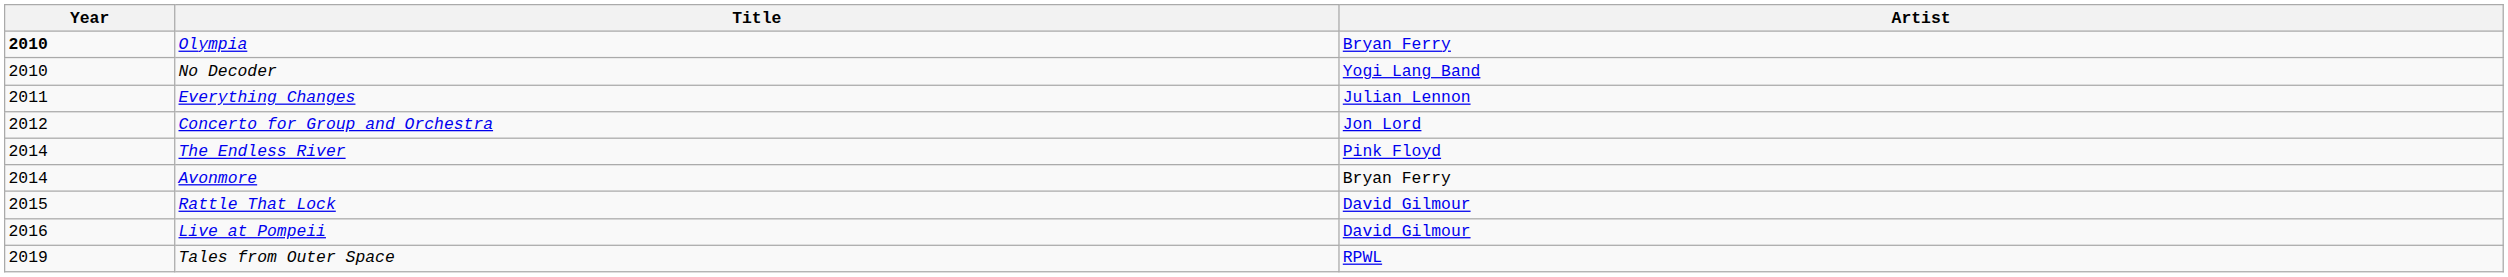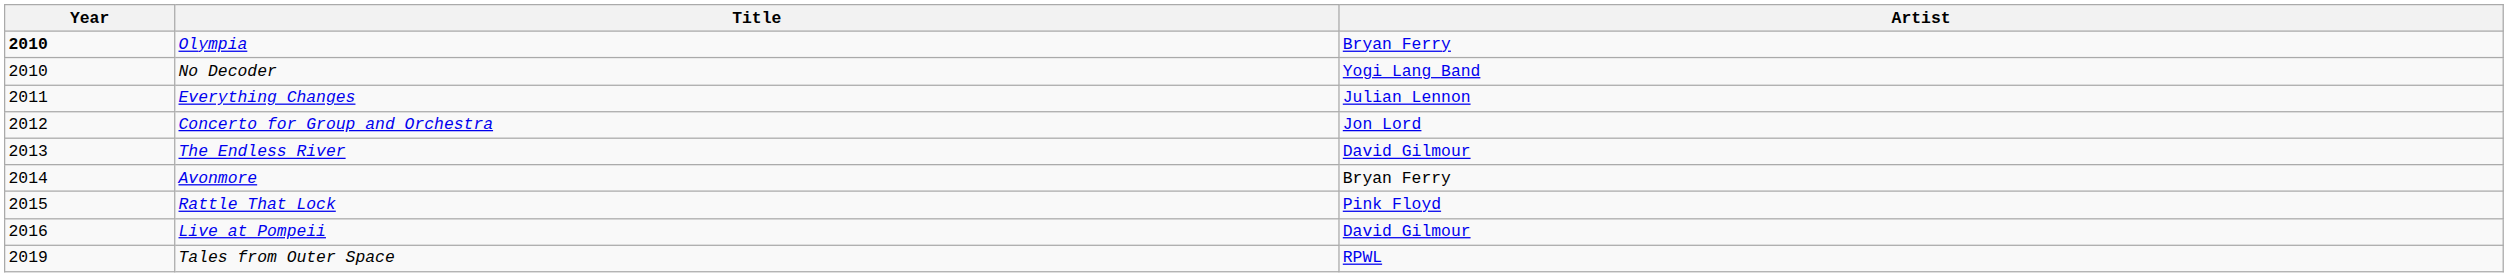(28, 151) 2014 -> (28, 151) 2013
(1392, 151) Pink Floyd -> (1407, 151) David Gilmour
(1407, 205) David Gilmour -> (1392, 205) Pink Floyd
